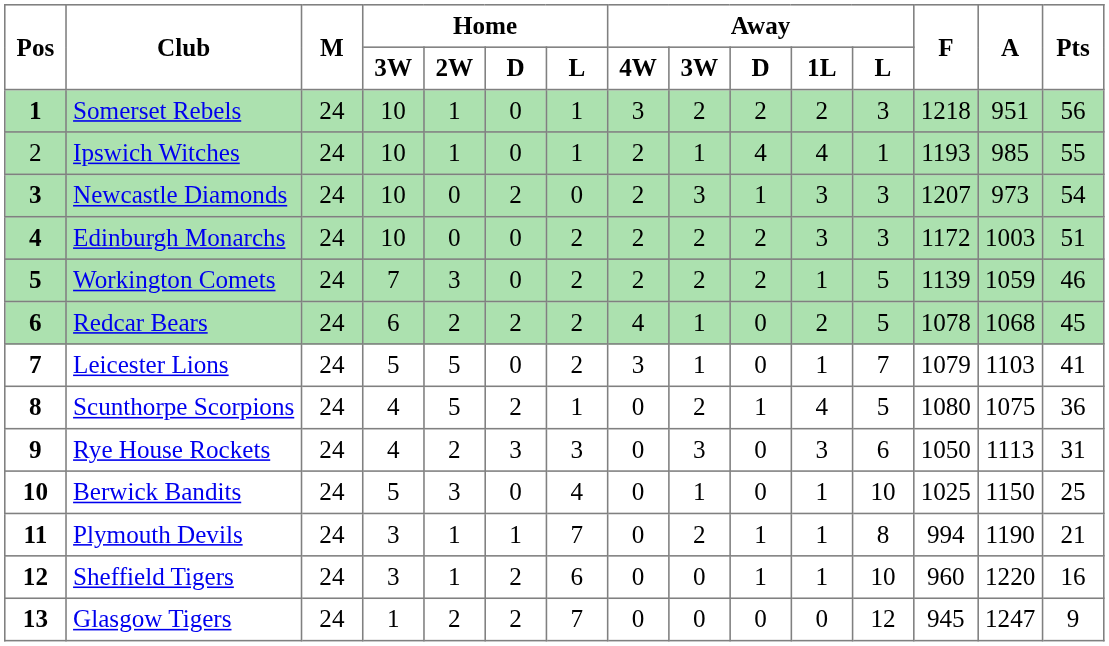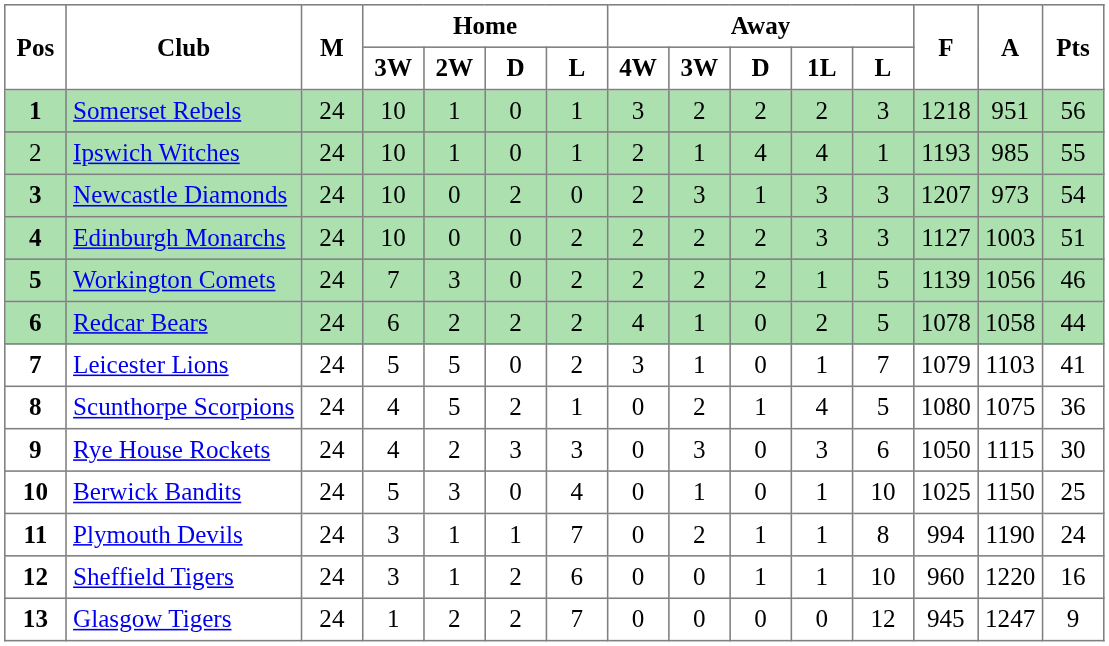(946, 237) 1172 -> (946, 237) 1127
(1010, 280) 1059 -> (1010, 280) 1056
(1010, 322) 1068 -> (1010, 322) 1058
(1073, 322) 45 -> (1073, 322) 44
(1010, 449) 1113 -> (1010, 449) 1115
(1073, 449) 31 -> (1073, 449) 30
(1073, 534) 21 -> (1073, 534) 24
